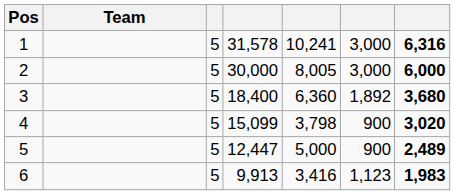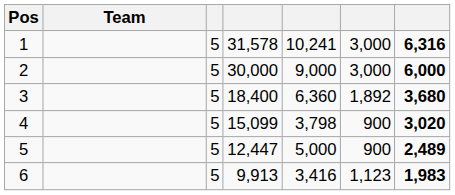(316, 70) 8,005 -> (316, 70) 9,000
